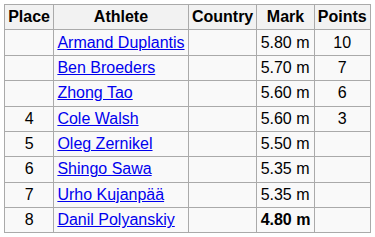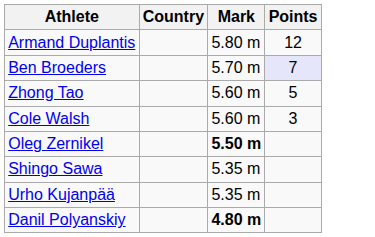- column: (29, 17)
(342, 42) 10 -> (293, 42) 12
(342, 67) no background -> (293, 67) lavender background
(342, 93) 6 -> (293, 93) 5
(285, 144) normal -> (236, 144) bold
